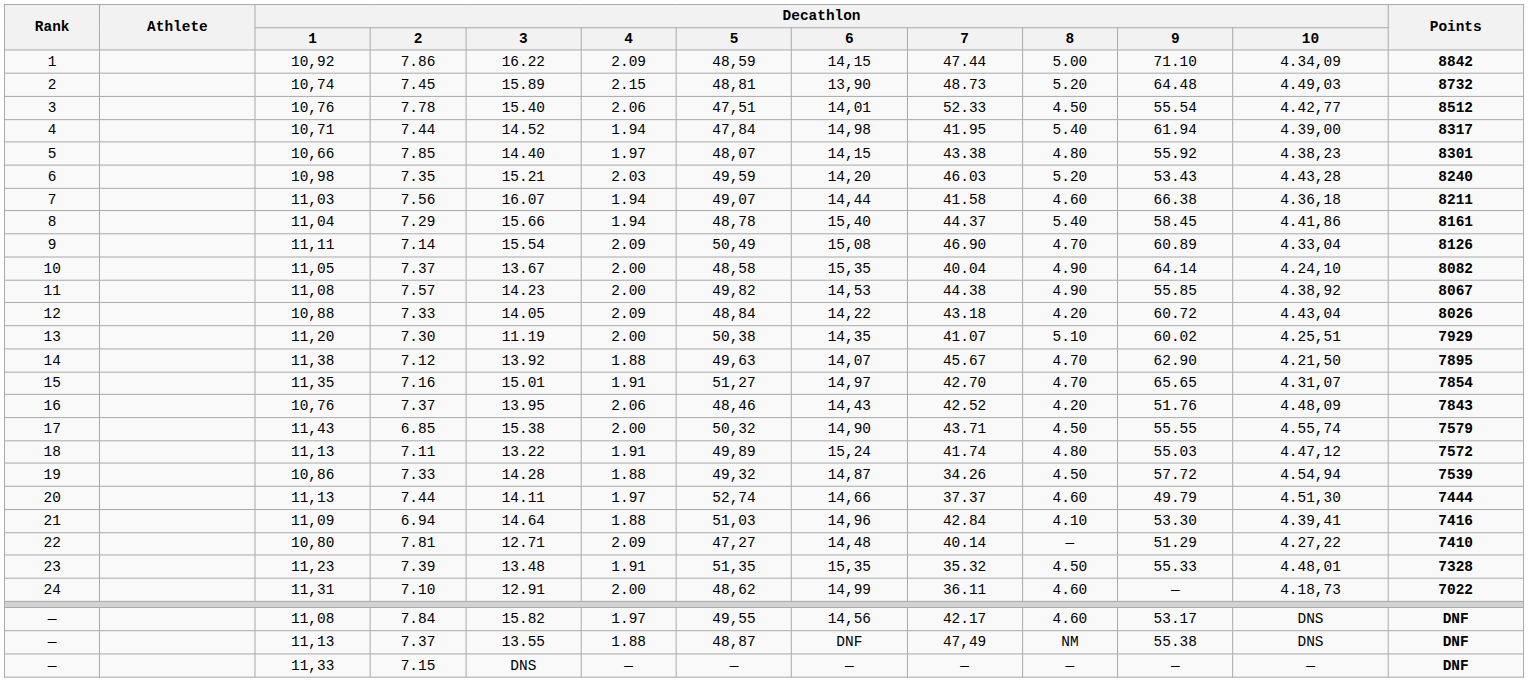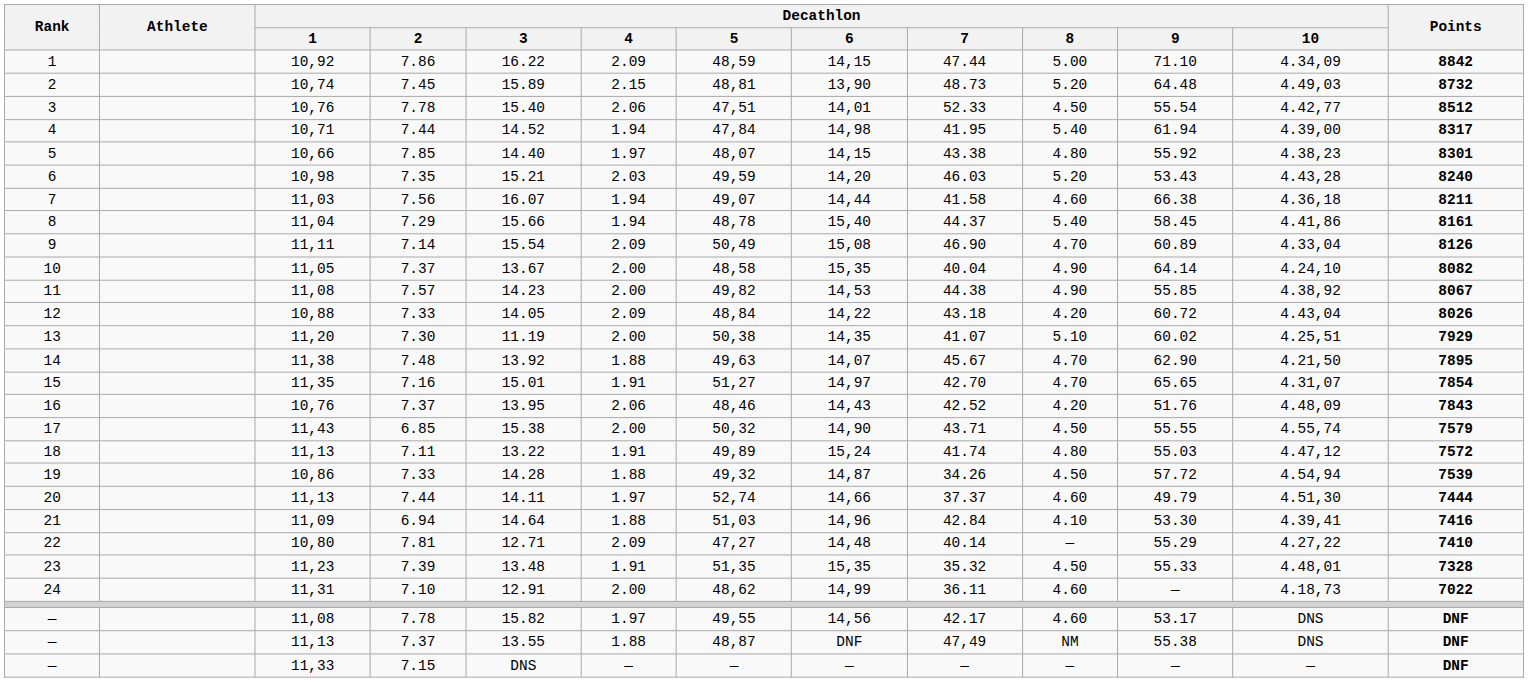(418, 360) 7.12 -> (418, 360) 7.48
(1175, 544) 51.29 -> (1175, 544) 55.29
(418, 620) 7.84 -> (418, 620) 7.78
